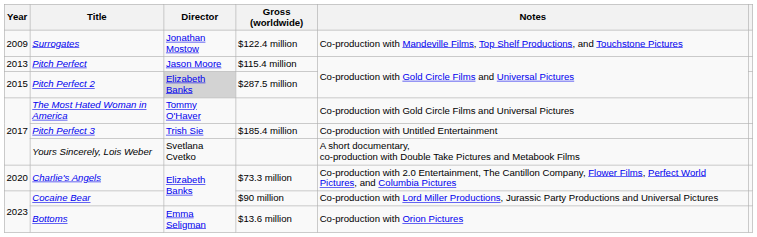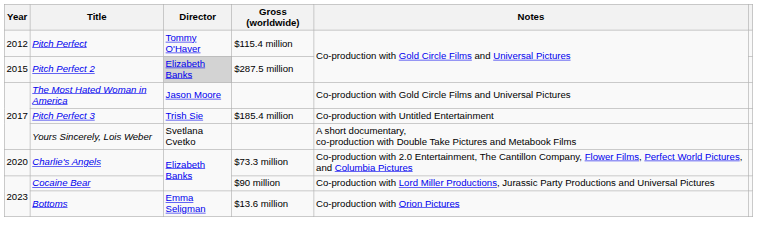- row: (56, 43)
(17, 64) 2013 -> (17, 43) 2012
(194, 64) Jason Moore -> (183, 43) Tommy O'Haver
(183, 110) Tommy O'Haver -> (193, 95) Jason Moore
